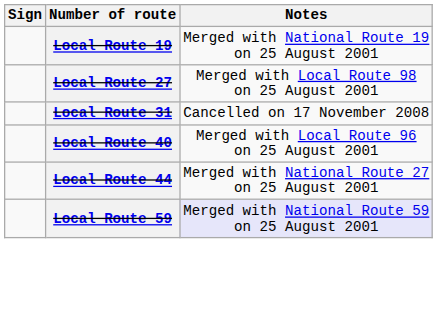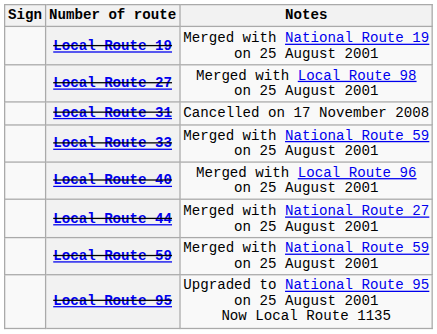+ row: (113, 143)
(306, 219) lavender background -> (306, 256) no background
+ row: (113, 302)
